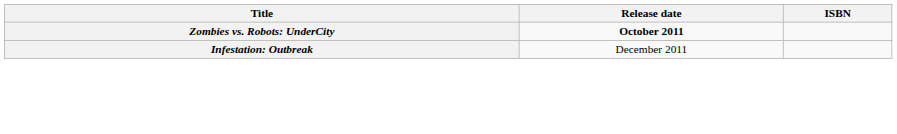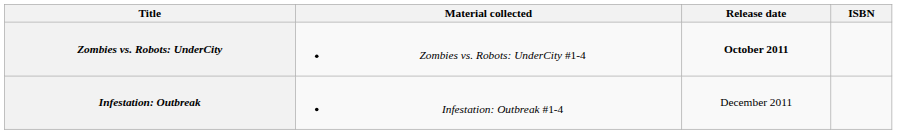+ column: (488, 13)
